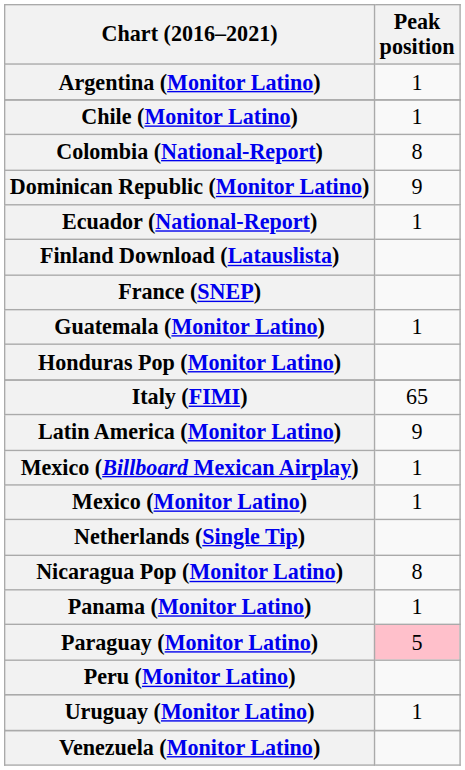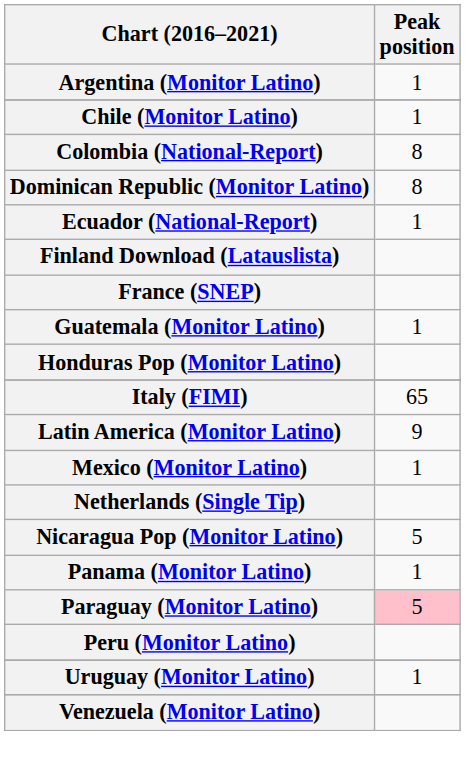(417, 186) 9 -> (417, 186) 8
- row: (190, 467)
(417, 572) 8 -> (417, 537) 5
